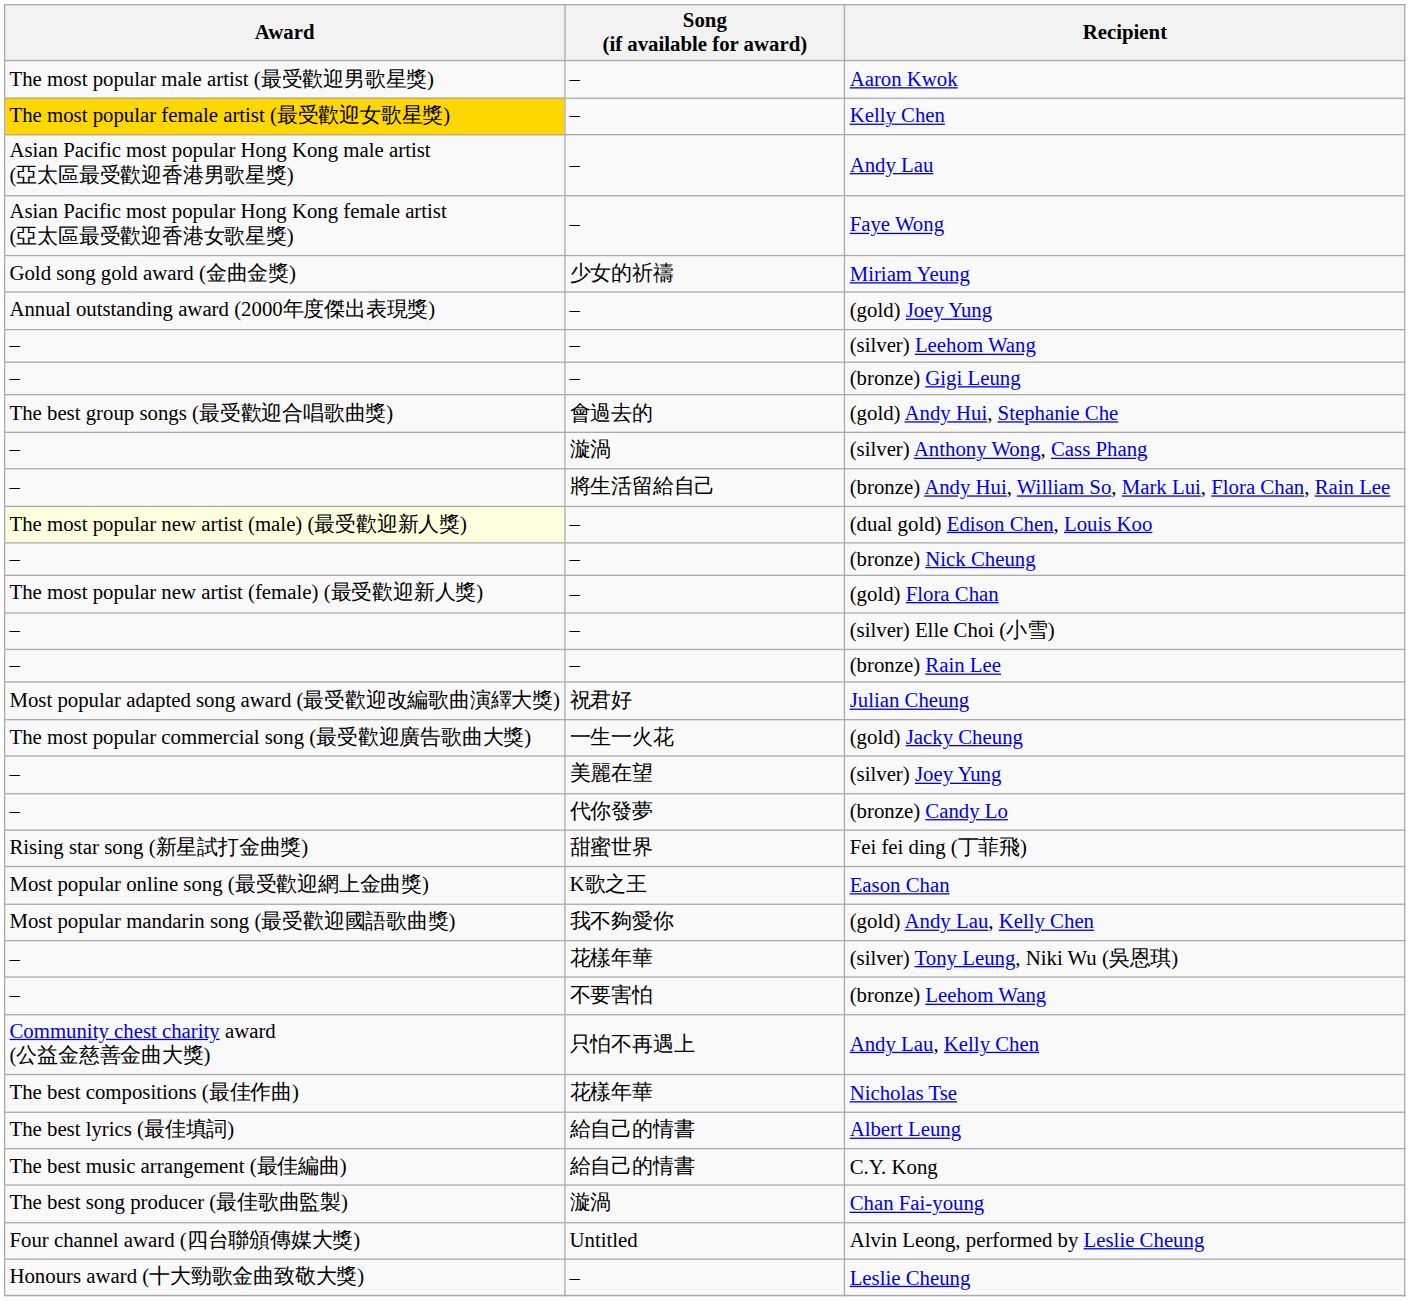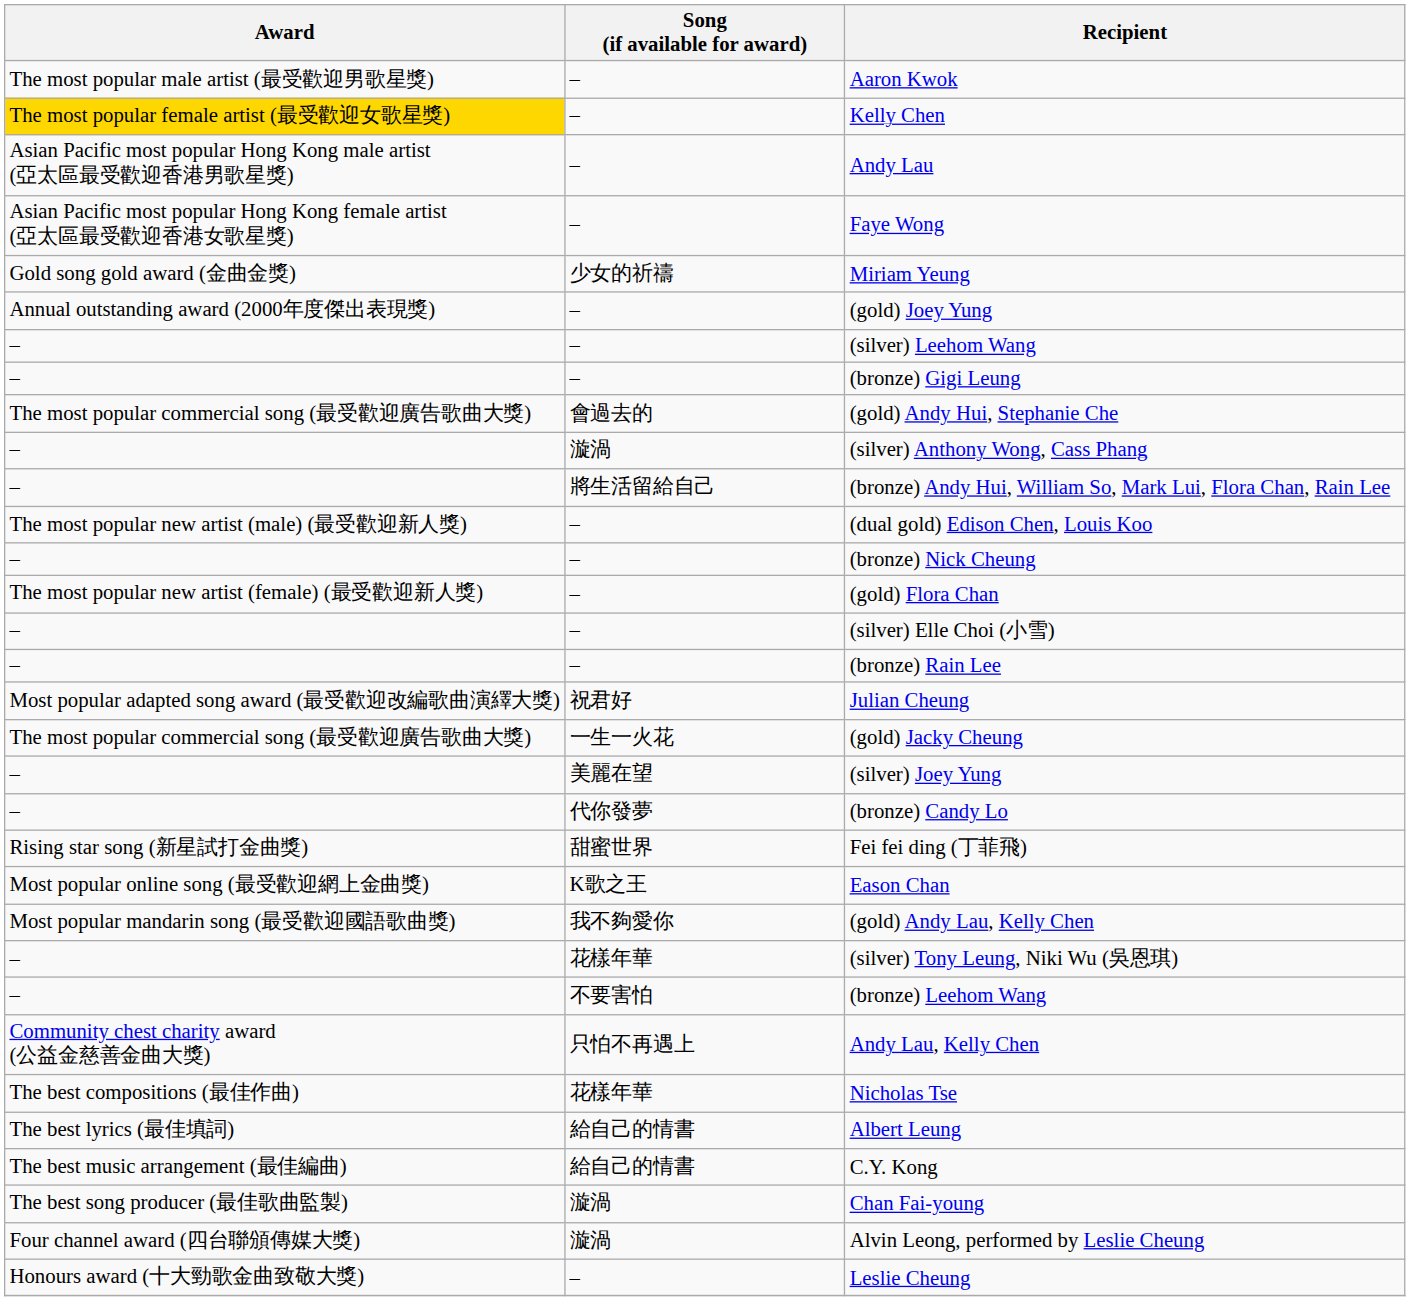(201, 412) The best group songs (最受歡迎合唱歌曲獎) -> (270, 412) The most popular commercial song (最受歡迎廣告歌曲大獎)
(238, 523) lightyellow background -> (238, 523) no background
(604, 1240) Untitled -> (590, 1239) 漩渦
